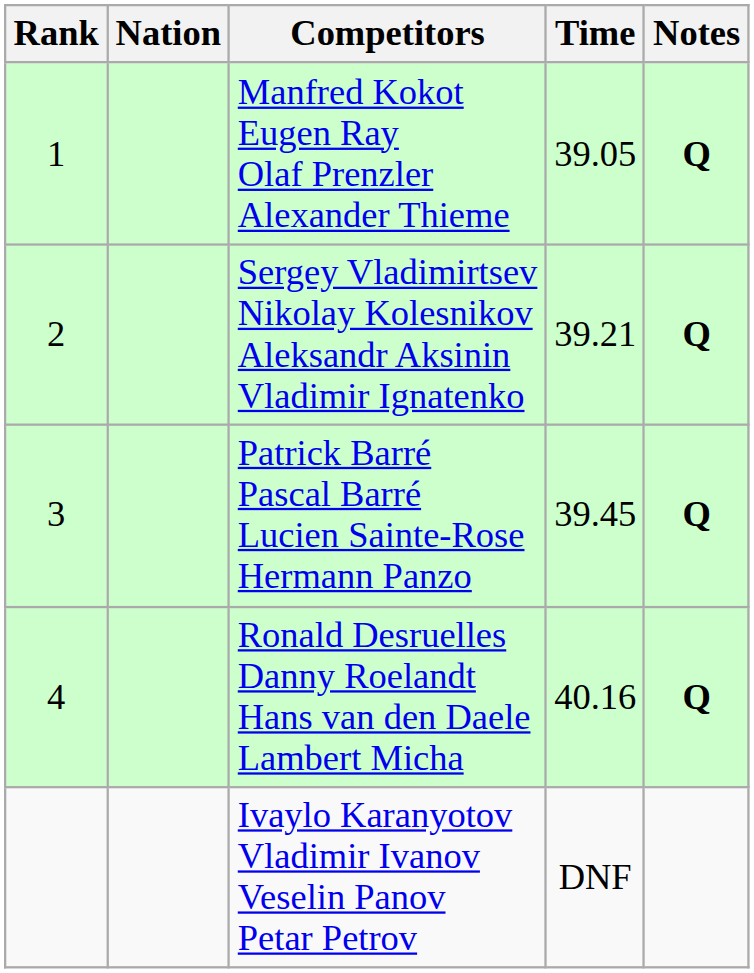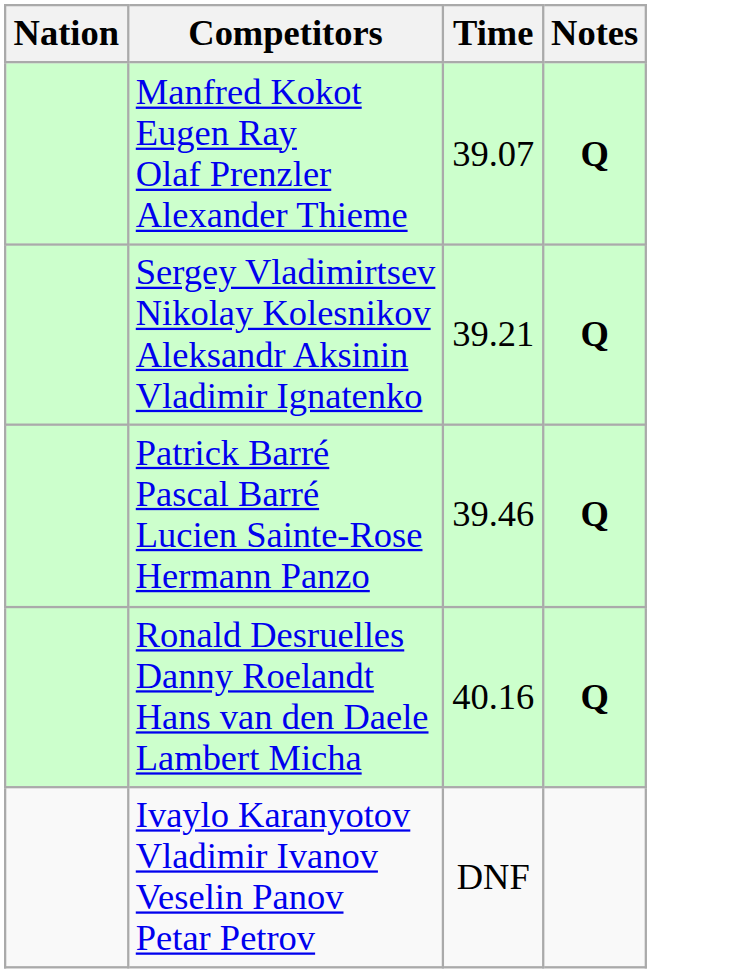- column: (56, 33)
(595, 152) 39.05 -> (493, 152) 39.07
(595, 514) 39.45 -> (493, 514) 39.46
